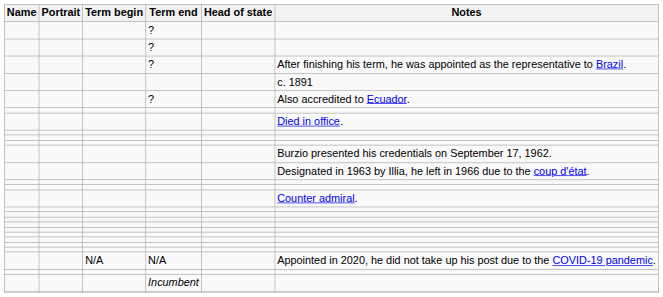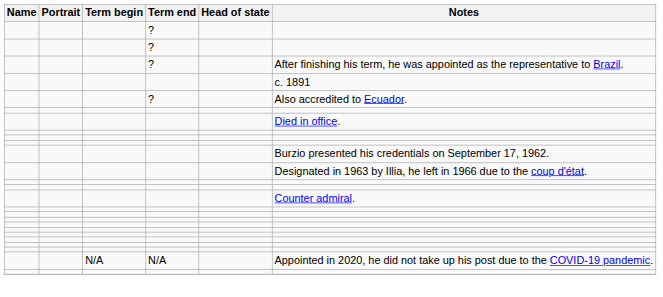- row: (114, 283)
